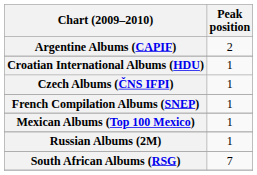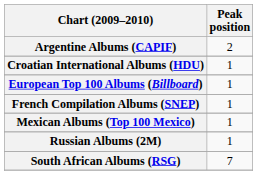- row: (106, 84)
+ row: (106, 84)
